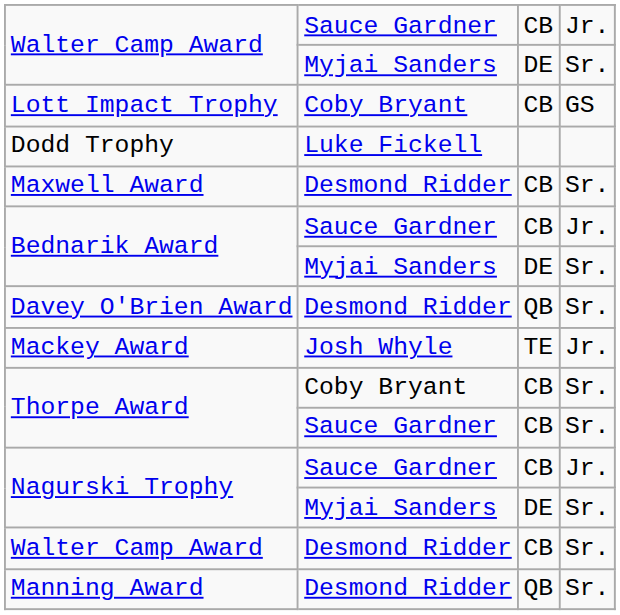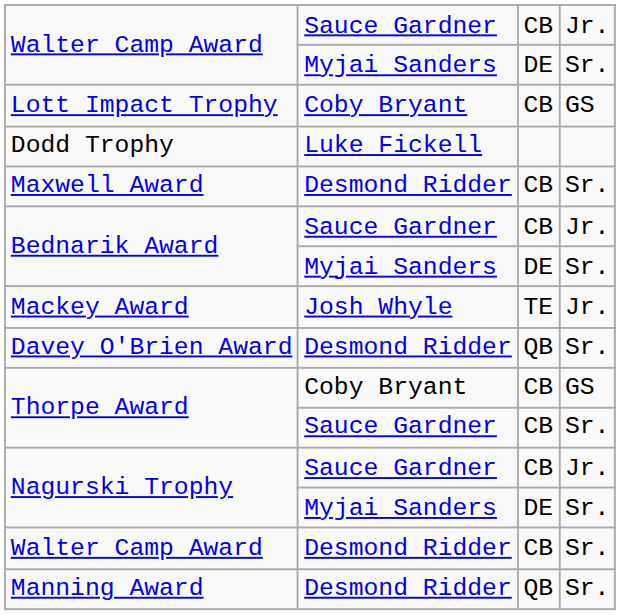rows swapped: (152, 307) <-> (100, 347)
(587, 387) Sr. -> (580, 387) GS
